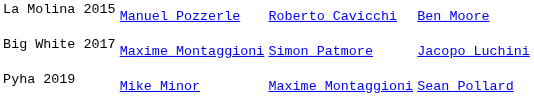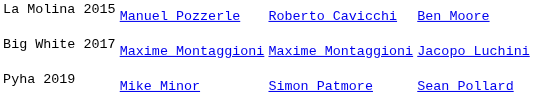(321, 51) Simon Patmore -> (341, 51) Maxime Montaggioni
(341, 86) Maxime Montaggioni -> (321, 86) Simon Patmore
